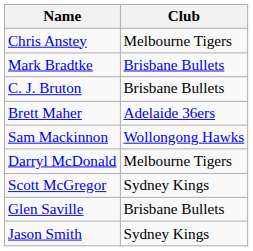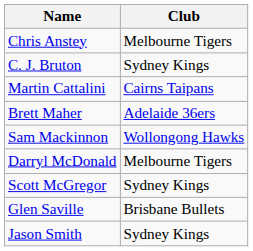- row: (50, 64)
(174, 88) Brisbane Bullets -> (166, 64) Sydney Kings
+ row: (57, 88)
